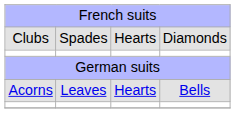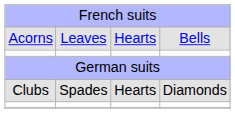rows swapped: (31, 38) <-> (31, 90)
